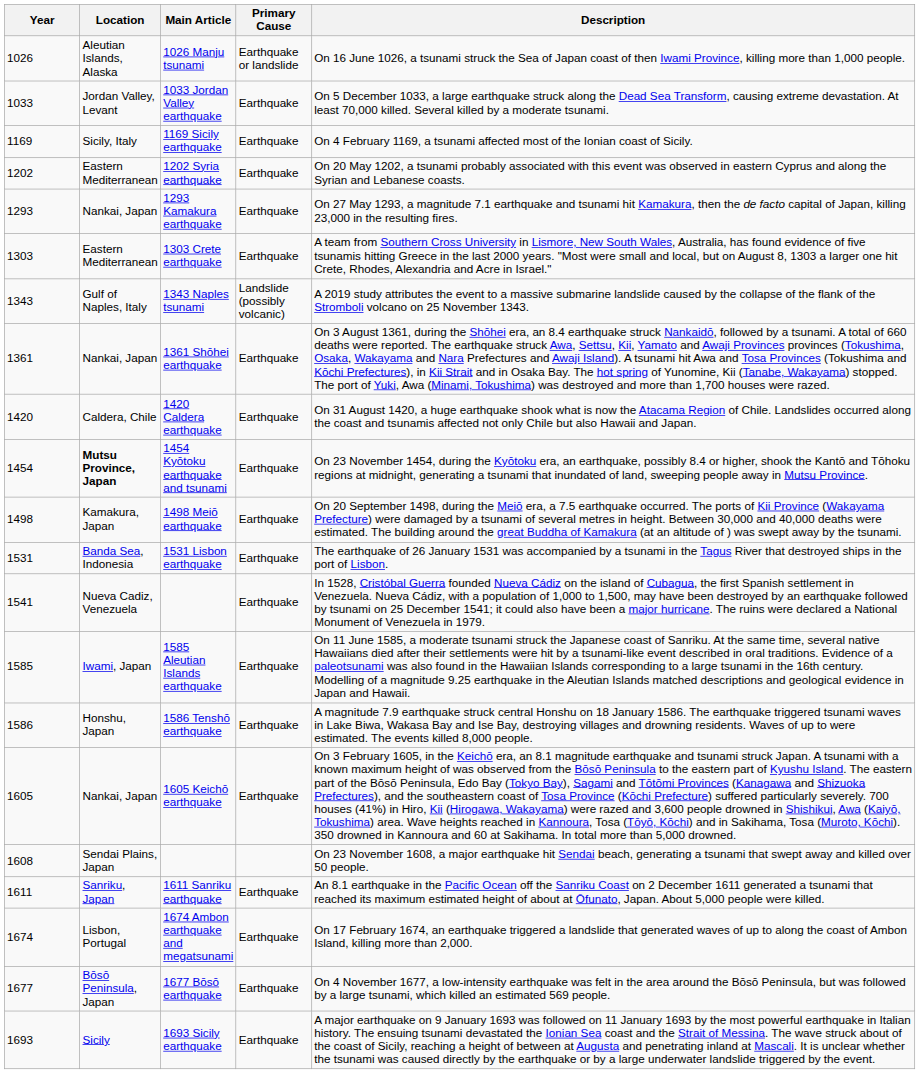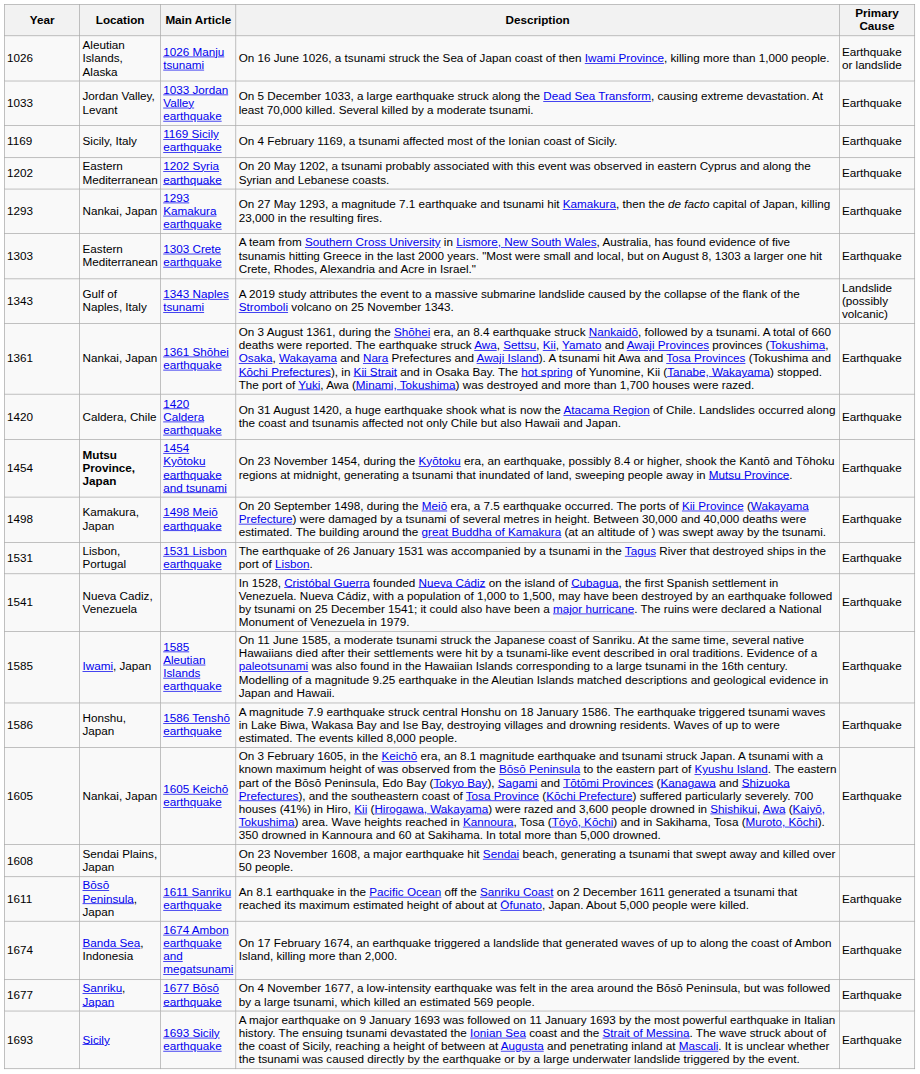columns swapped: (274, 20) <-> (613, 20)
(113, 557) Banda Sea, Indonesia -> (104, 557) Lisbon, Portugal
(104, 892) Sanriku, Japan -> (110, 899) Bōsō Peninsula, Japan
(104, 937) Lisbon, Portugal -> (113, 950) Banda Sea, Indonesia
(110, 988) Bōsō Peninsula, Japan -> (104, 995) Sanriku, Japan
